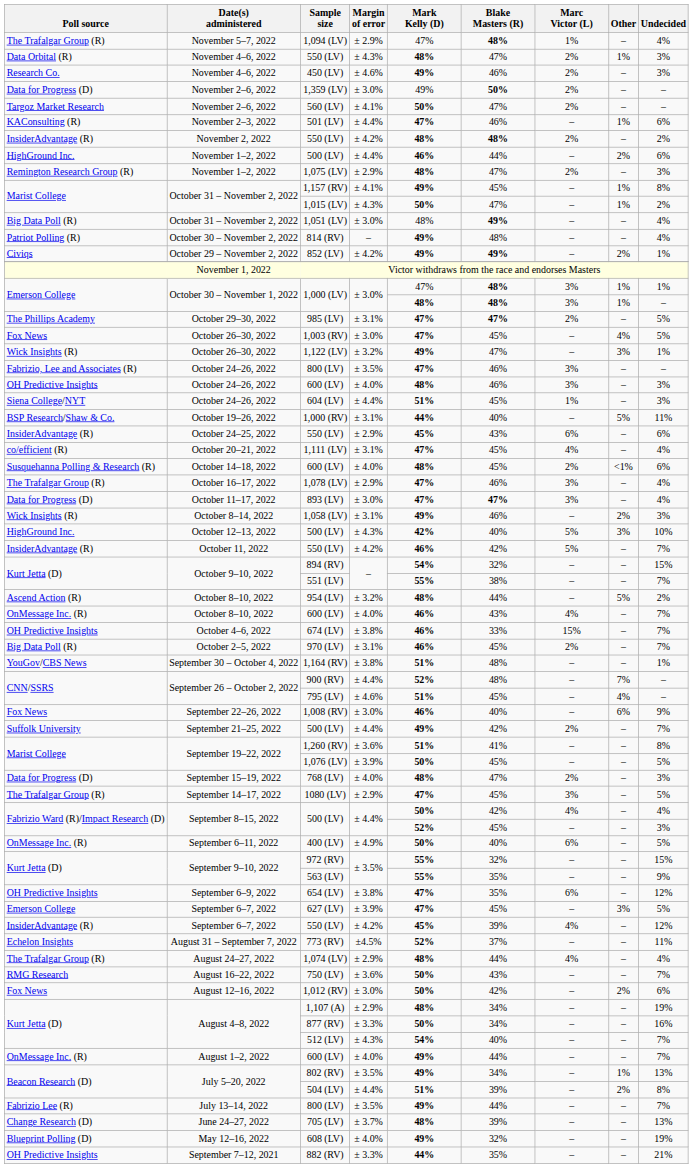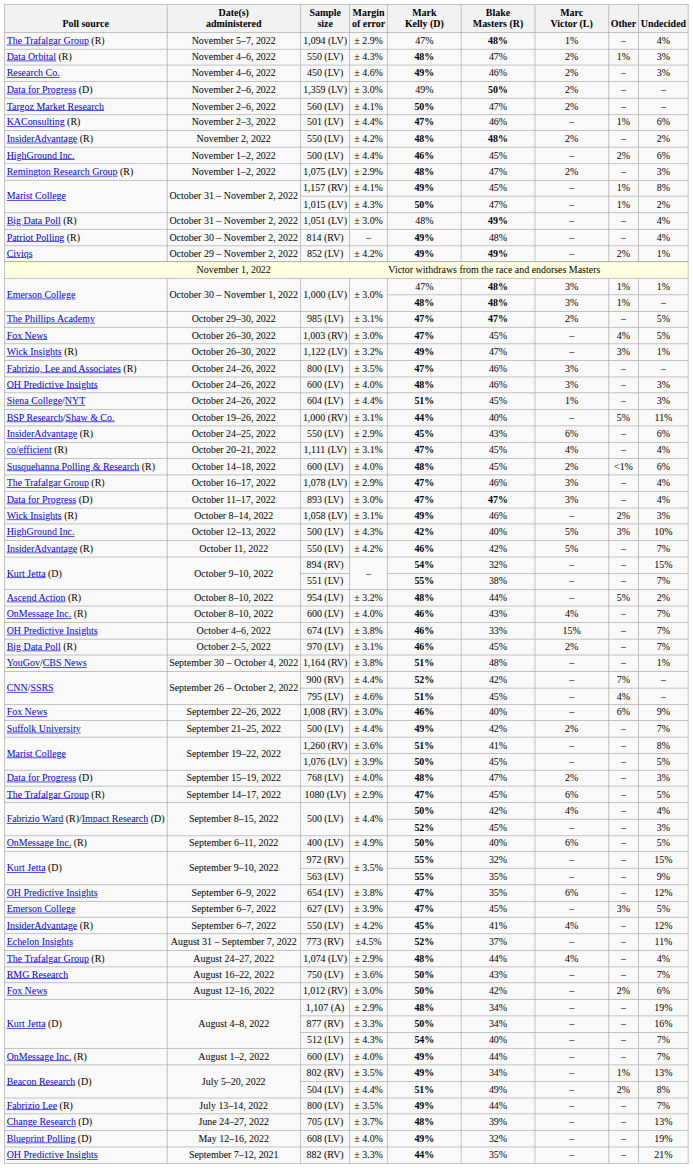(498, 155) 44% -> (498, 155) 45%
(498, 680) 48% -> (498, 680) 42%
(572, 795) 3% -> (572, 795) 6%
(498, 926) 39% -> (498, 926) 41%
(498, 1090) 39% -> (498, 1090) 49%
